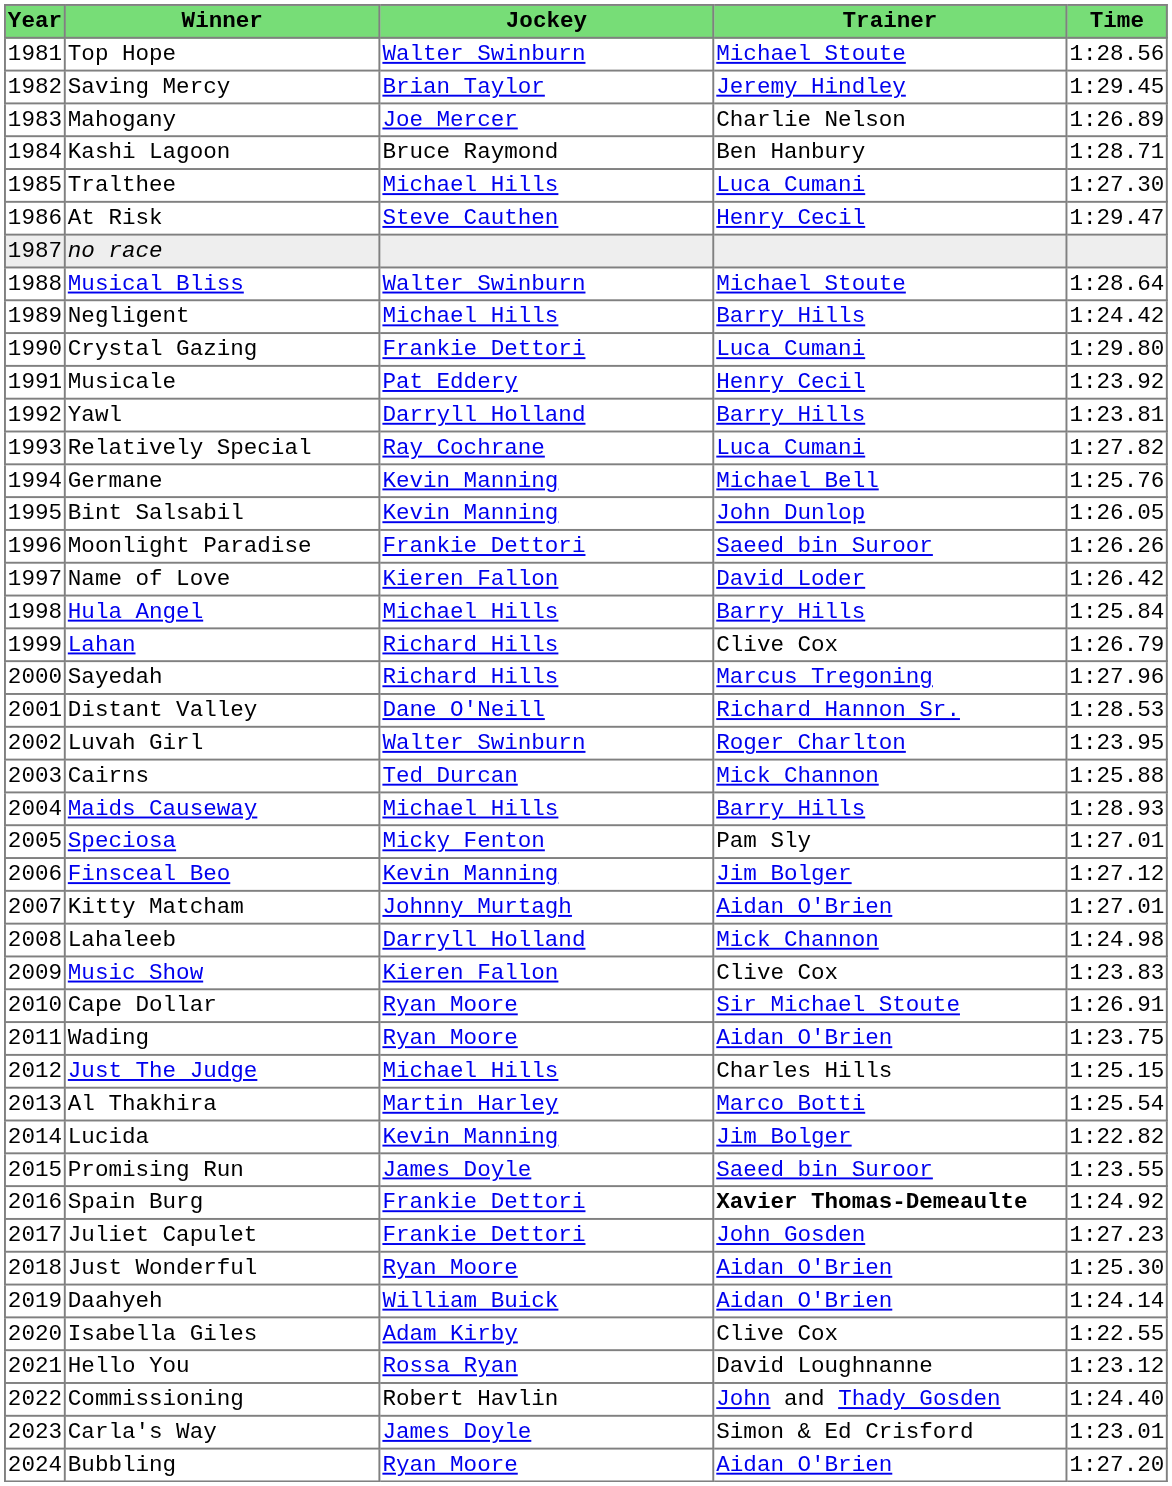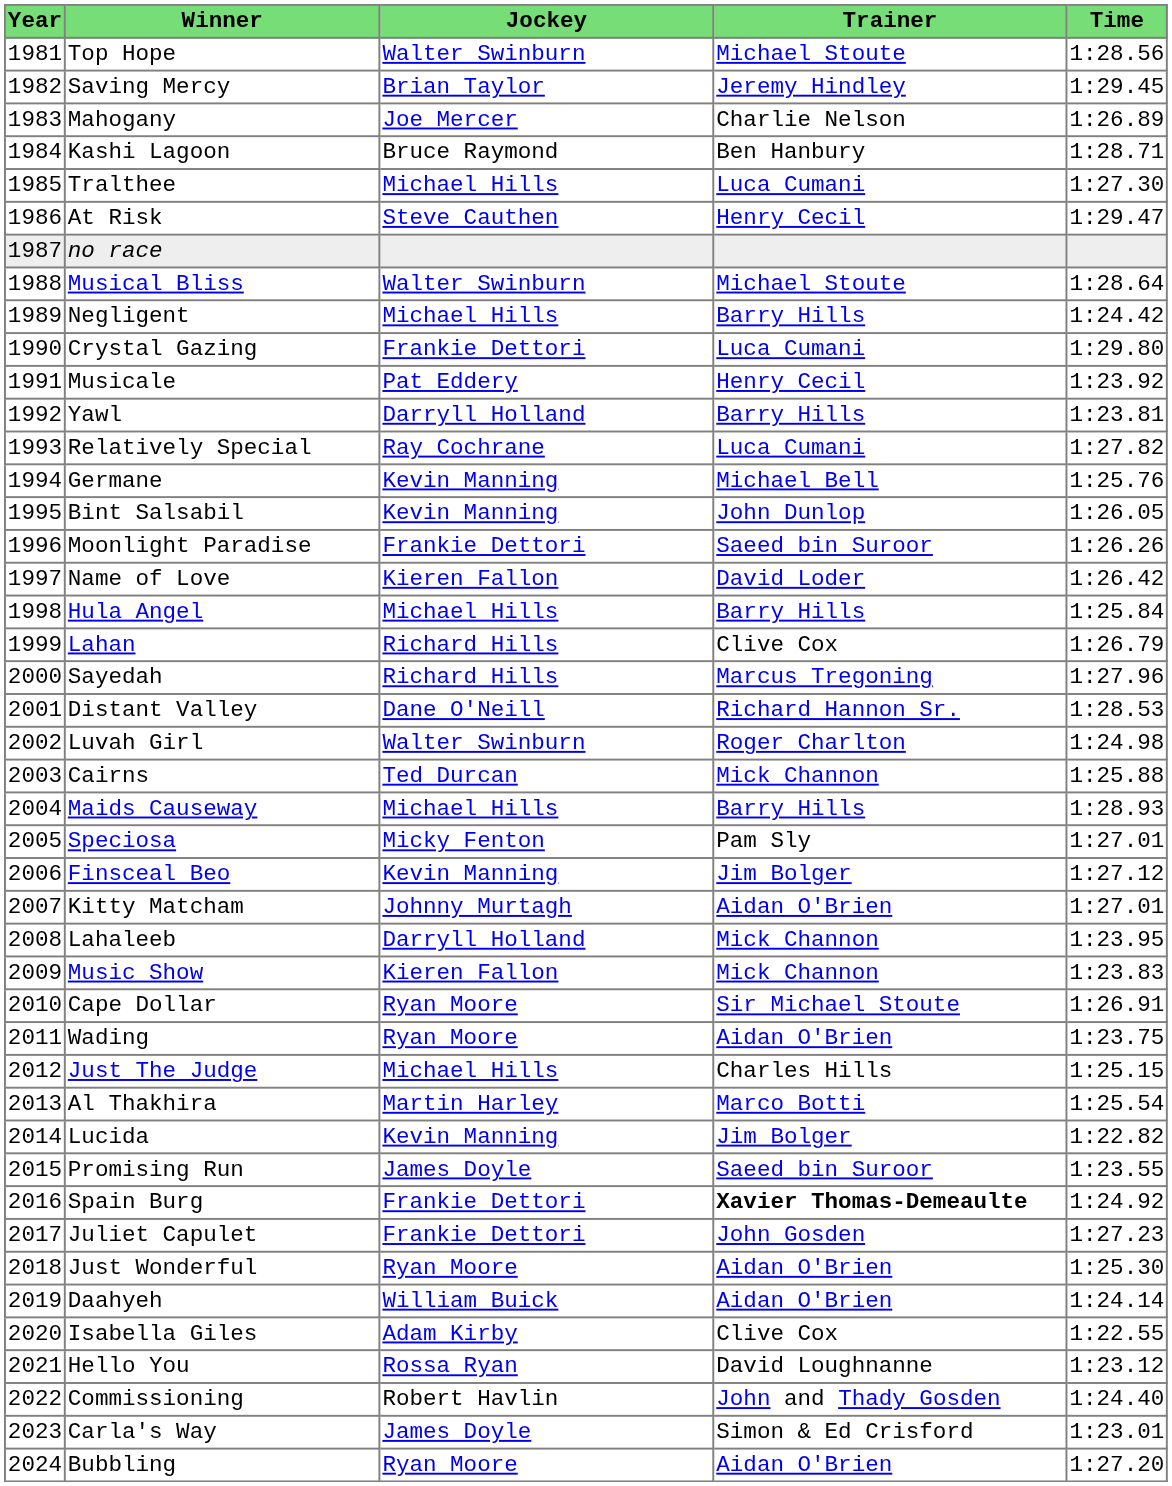(1117, 743) 1:23.95 -> (1117, 743) 1:24.98
(1117, 940) 1:24.98 -> (1117, 940) 1:23.95
(777, 973) Clive Cox -> (798, 973) Mick Channon
